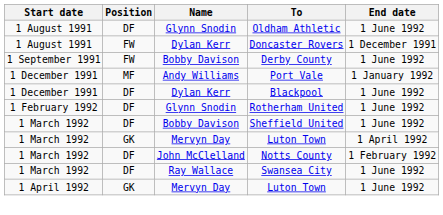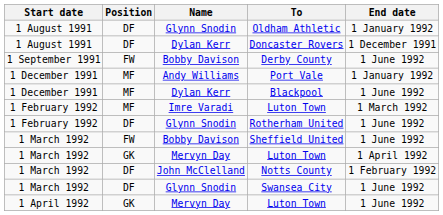(392, 28) 1 June 1992 -> (392, 28) 1 January 1992
(129, 44) FW -> (129, 44) DF
(129, 92) DF -> (129, 92) MF
+ row: (54, 108)
(129, 124) DF -> (129, 139) FW
(201, 171) Ray Wallace -> (201, 187) Glynn Snodin
